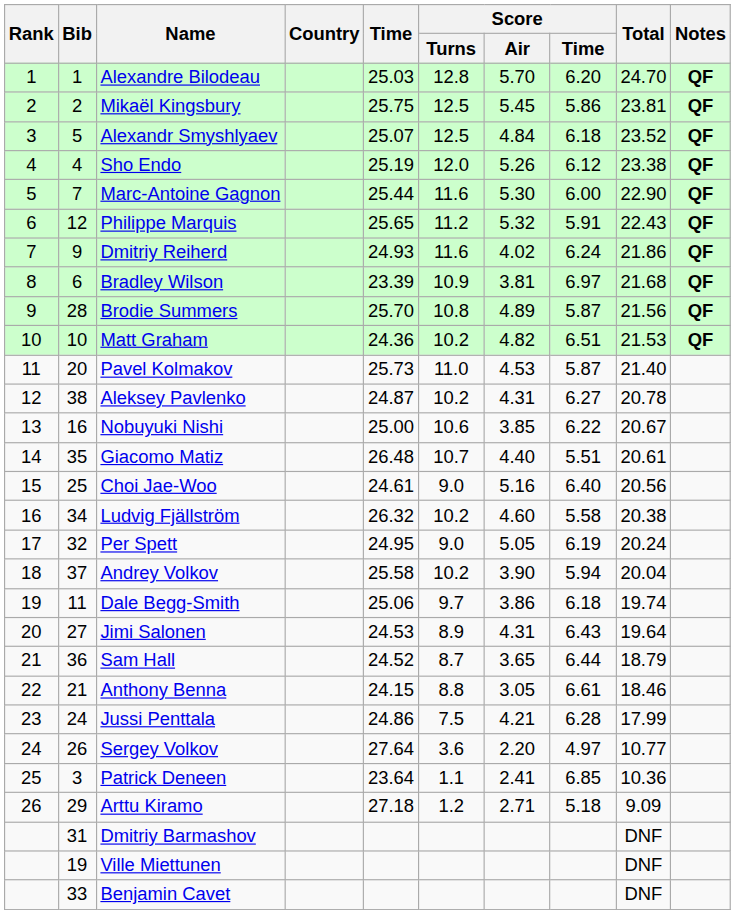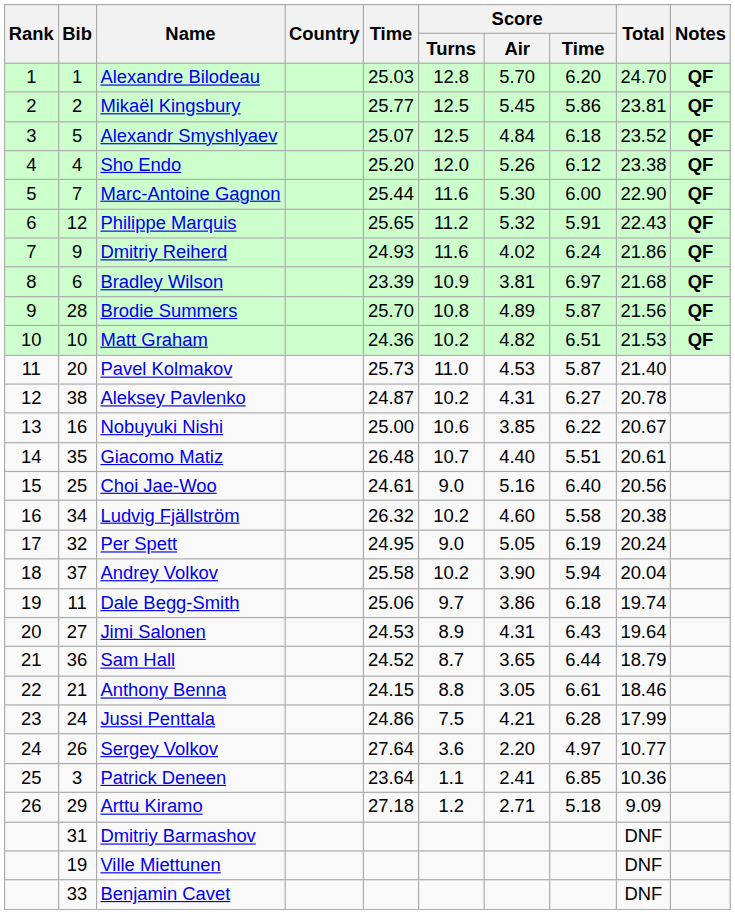(391, 106) 25.75 -> (391, 106) 25.77
(391, 164) 25.19 -> (391, 164) 25.20
